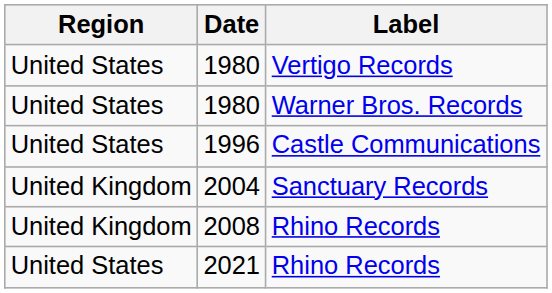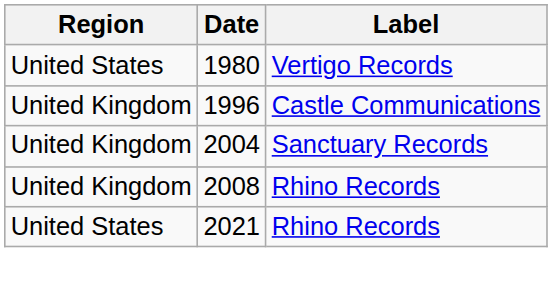- row: (232, 105)
(87, 145) United States -> (101, 105) United Kingdom
